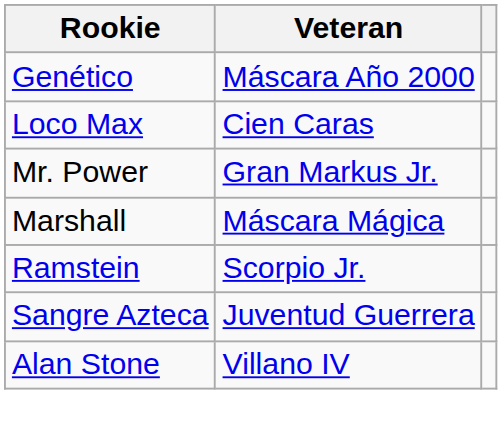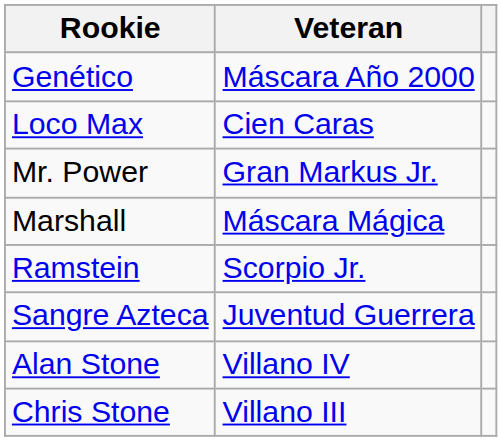+ row: (91, 412)
